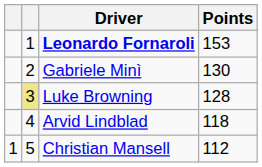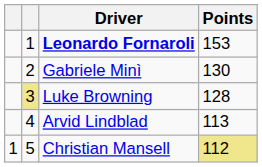(216, 122) 118 -> (216, 122) 113
(216, 148) no background -> (216, 148) khaki background
